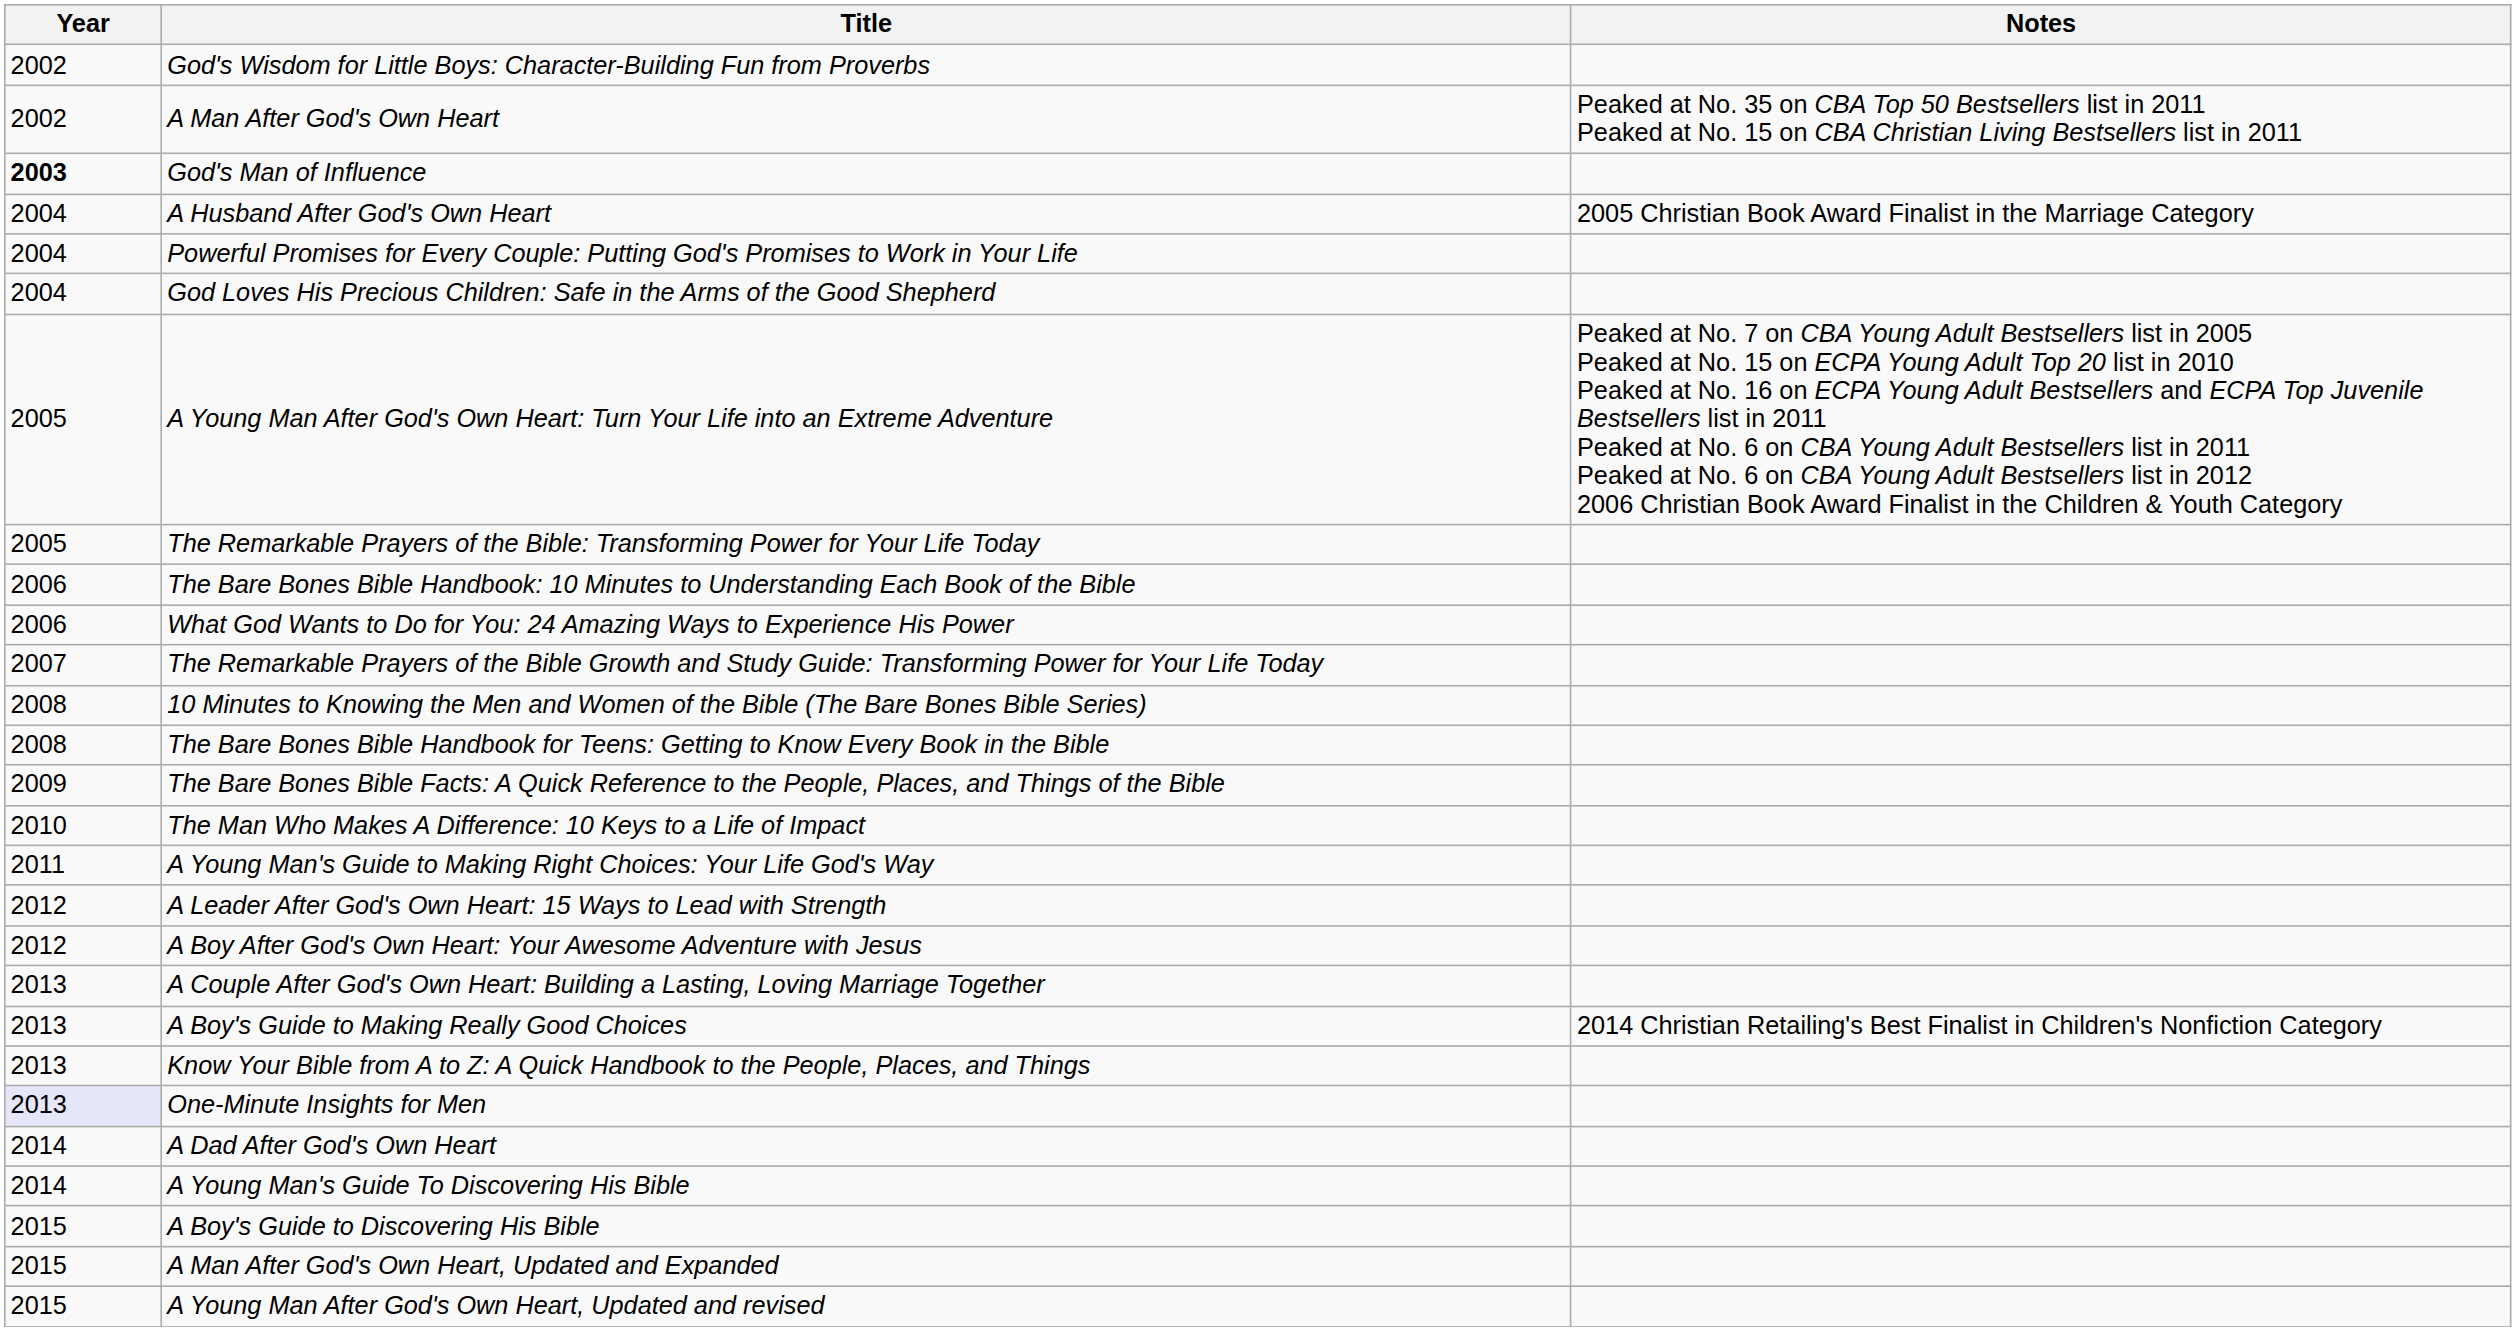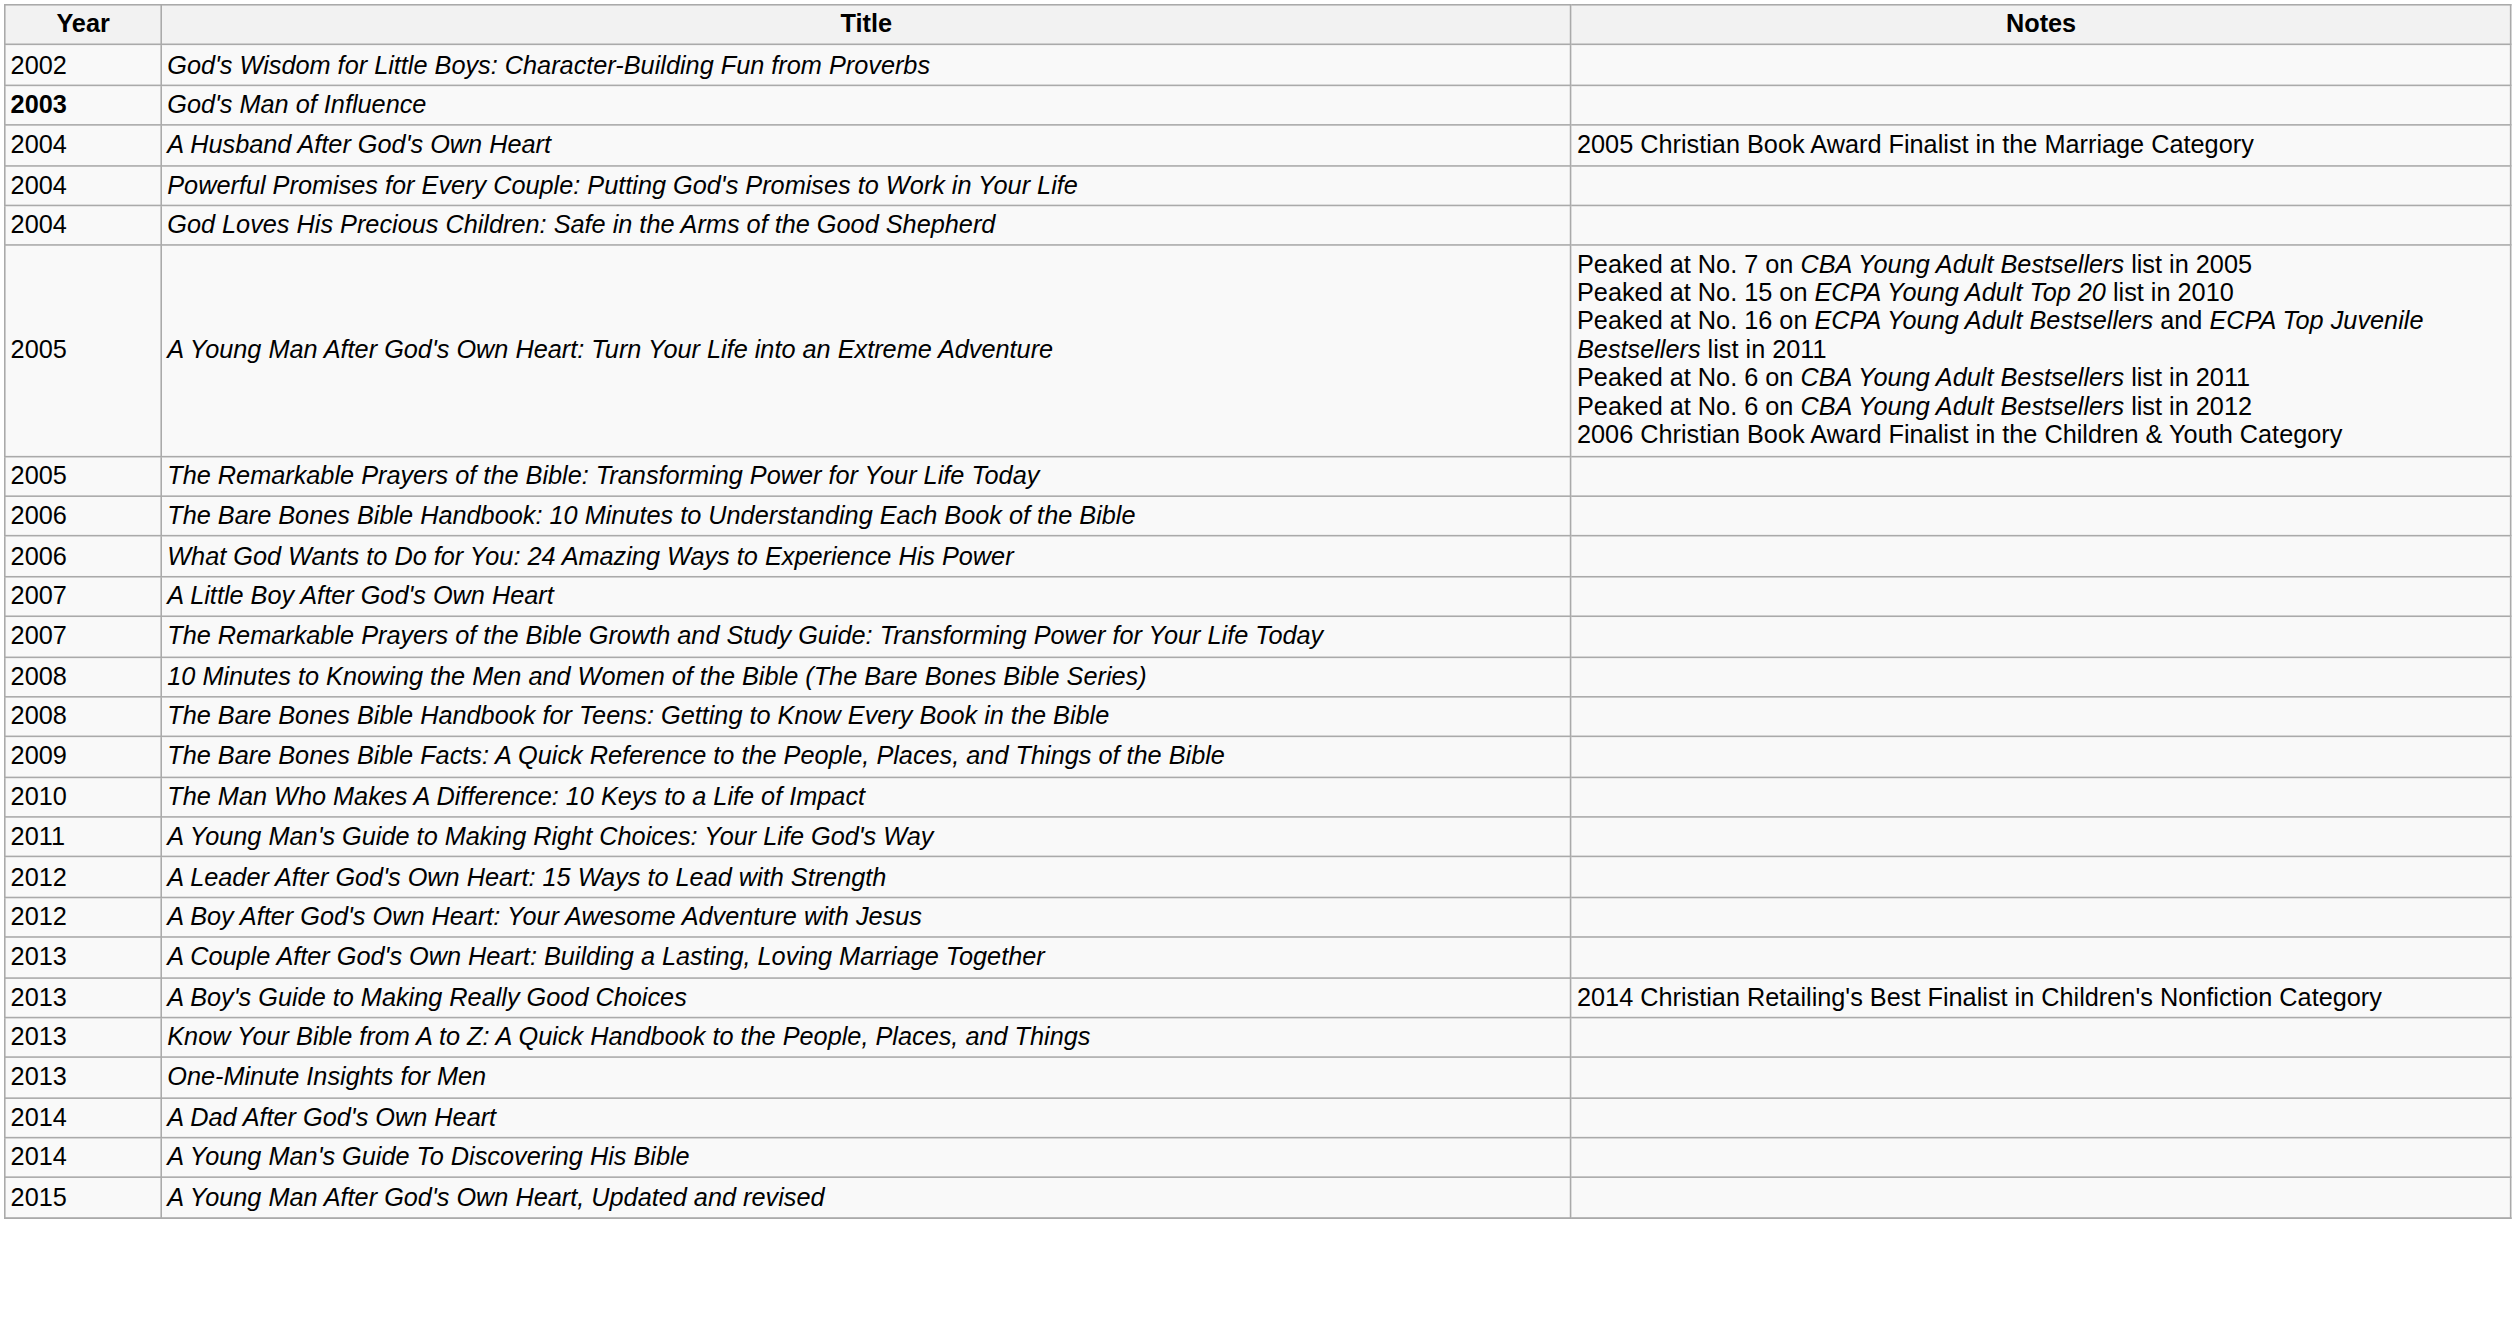- row: (333, 118)
+ row: (360, 596)
(39, 1105) lavender background -> (39, 1077) no background
- row: (383, 1225)
- row: (473, 1266)
